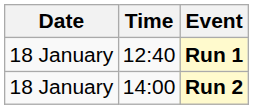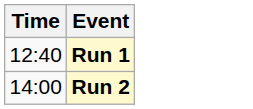- column: (61, 21)
